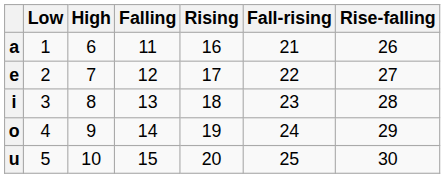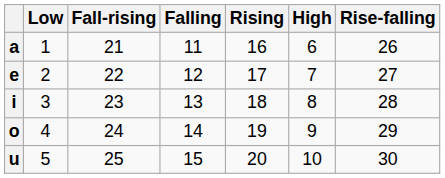columns swapped: (91, 18) <-> (289, 18)
